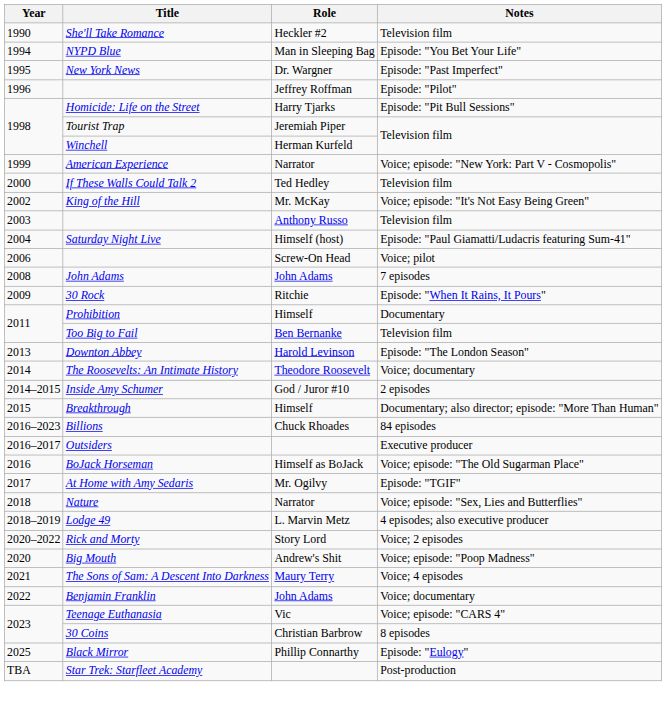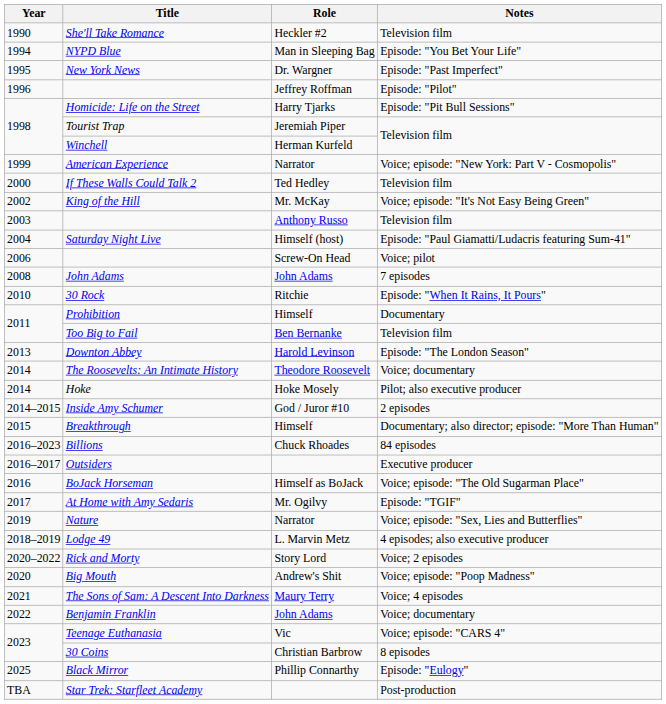(19, 295) 2009 -> (19, 295) 2010
+ row: (78, 389)
(19, 502) 2018 -> (19, 520) 2019
